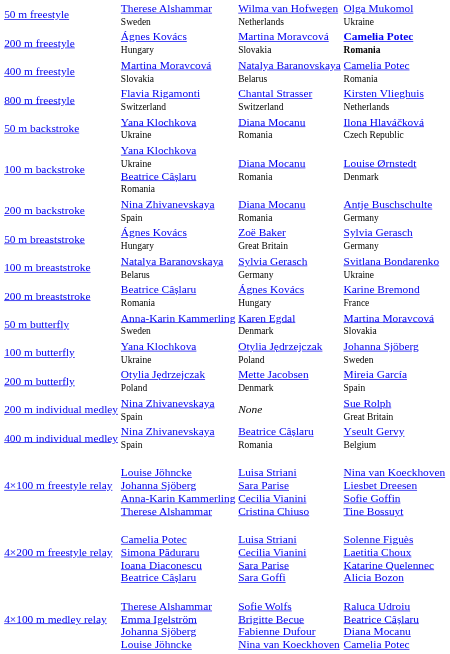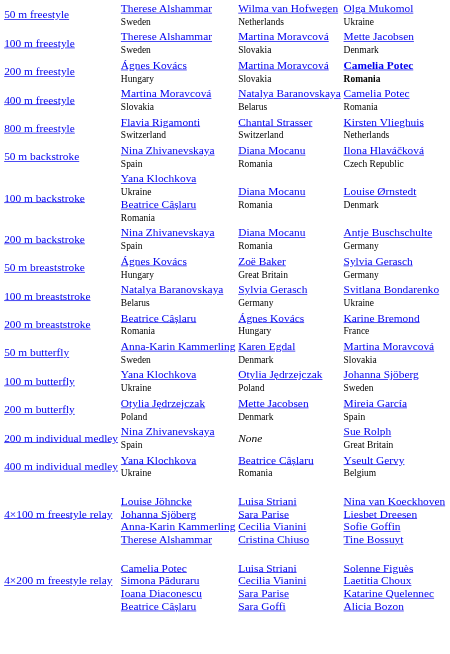+ row: (39, 43)
(159, 128) Yana Klochkova Ukraine -> (168, 157) Nina Zhivanevskaya Spain
(168, 438) Nina Zhivanevskaya Spain -> (159, 466) Yana Klochkova Ukraine
- row: (55, 619)
